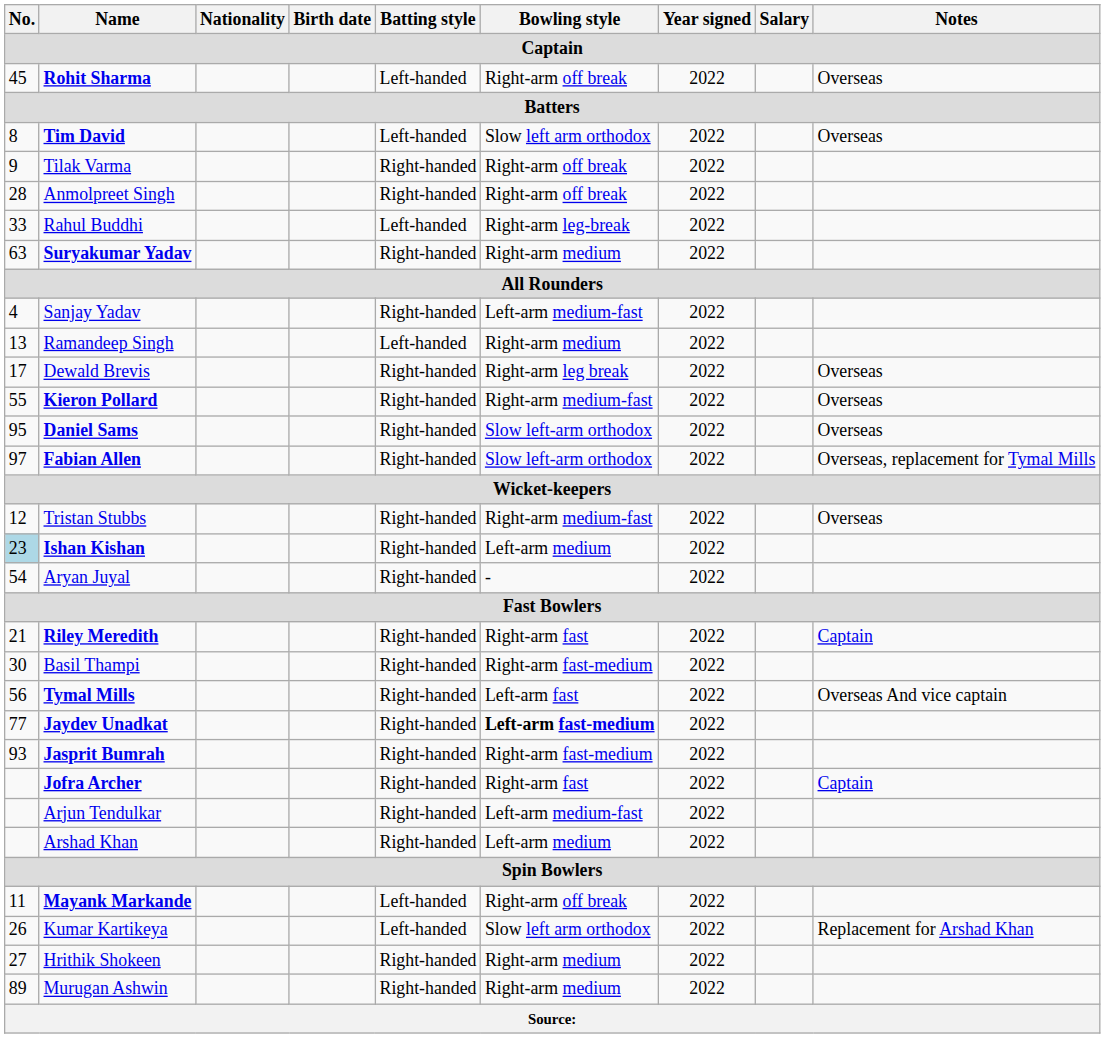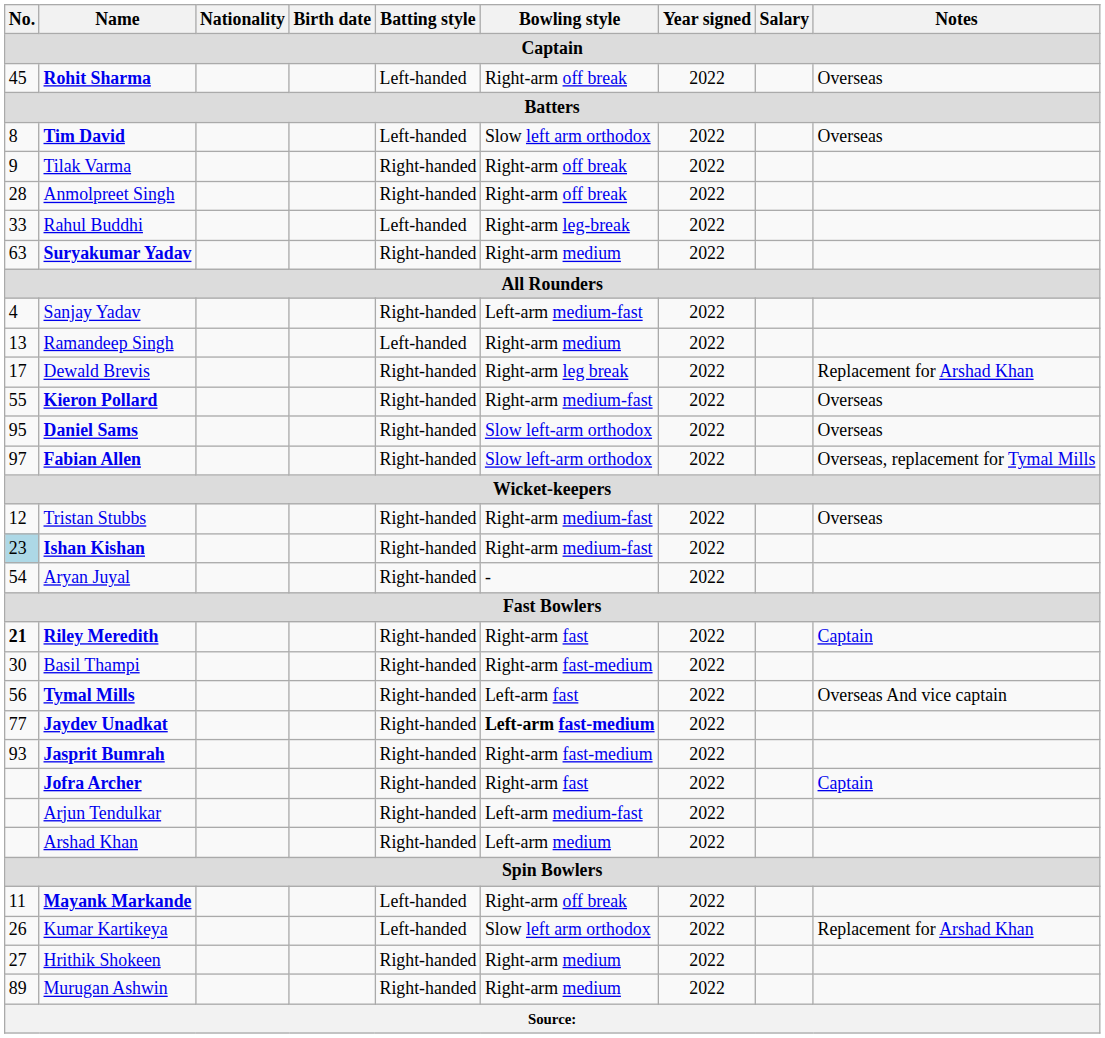(850, 371) Overseas -> (926, 371) Replacement for Arshad Khan
(548, 547) Left-arm medium -> (569, 547) Right-arm medium-fast
(18, 636) normal -> (18, 636) bold
